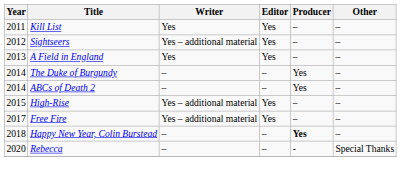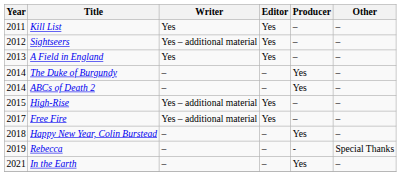(300, 133) bold -> (300, 133) normal
(16, 149) 2020 -> (16, 149) 2019
+ row: (53, 164)
